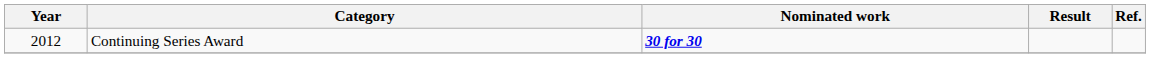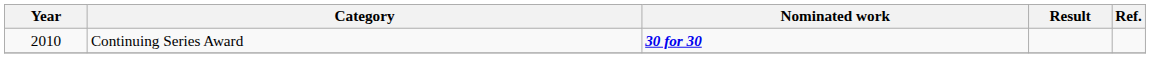(46, 40) 2012 -> (46, 40) 2010
